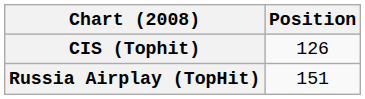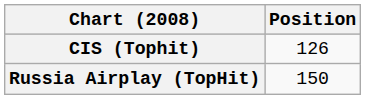(313, 79) 151 -> (313, 79) 150
